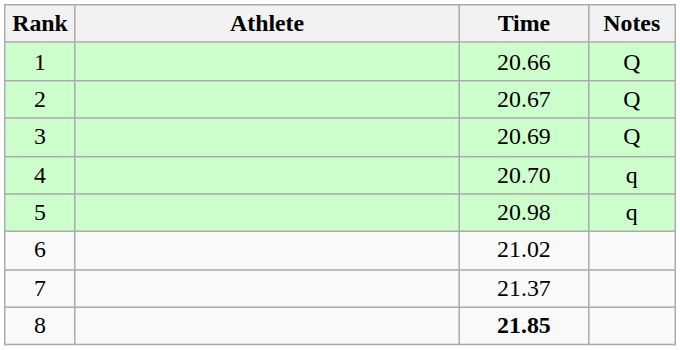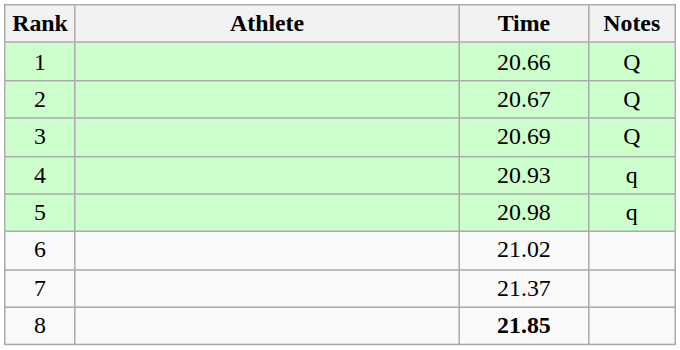(524, 174) 20.70 -> (524, 174) 20.93
